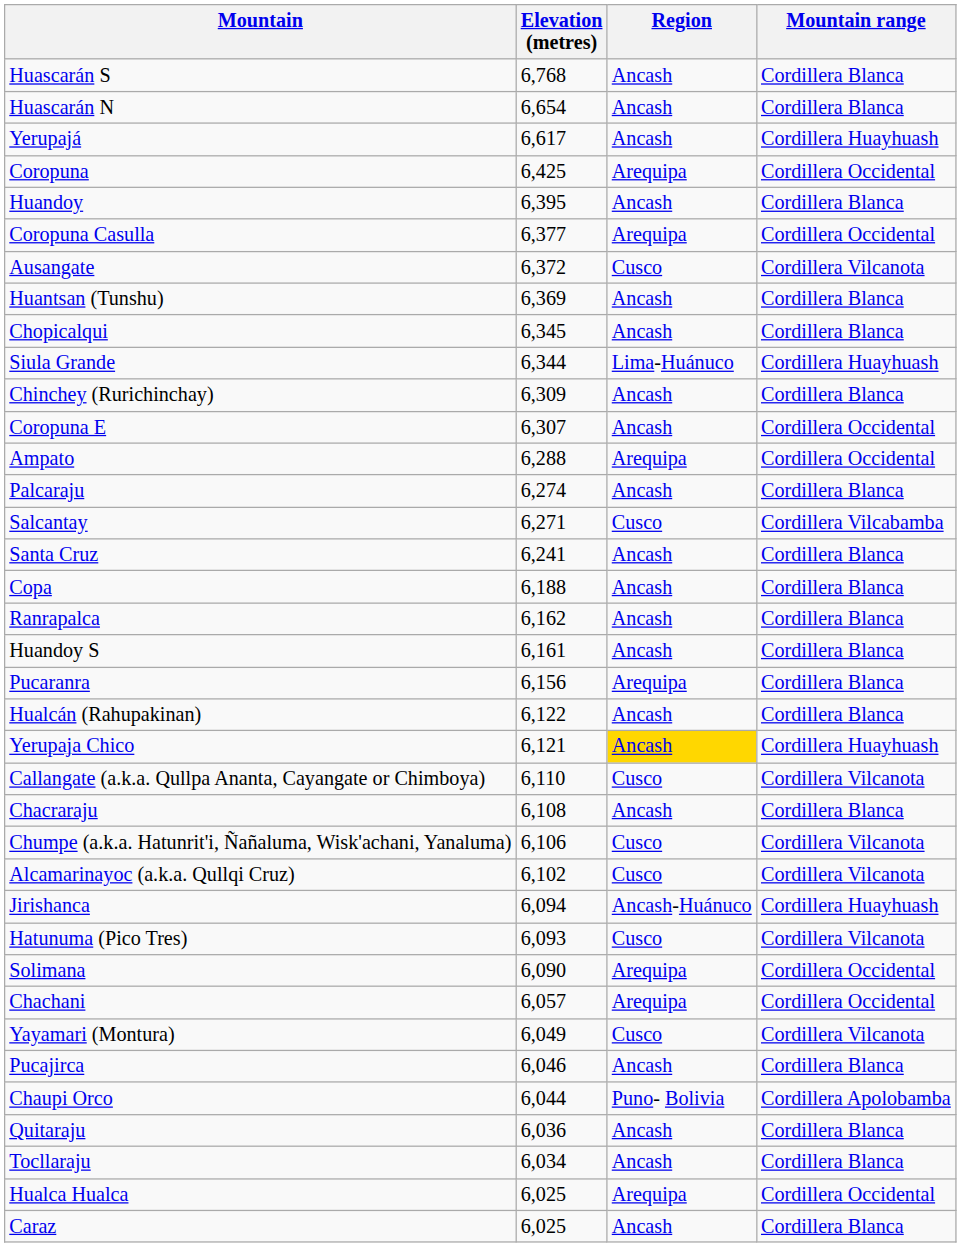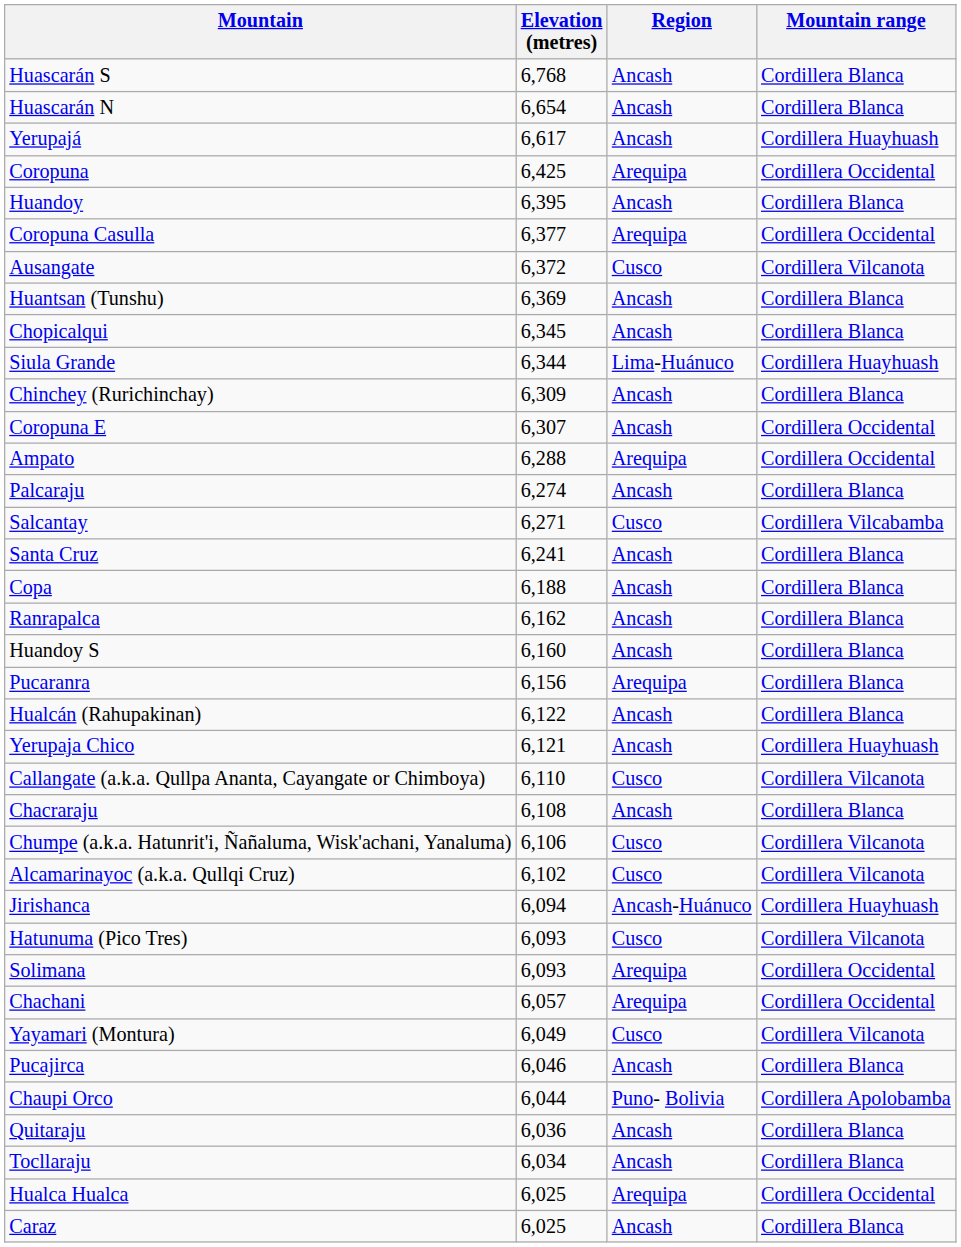(543, 650) 6,161 -> (543, 650) 6,160
(642, 746) gold background -> (642, 746) no background
(543, 970) 6,090 -> (543, 970) 6,093
